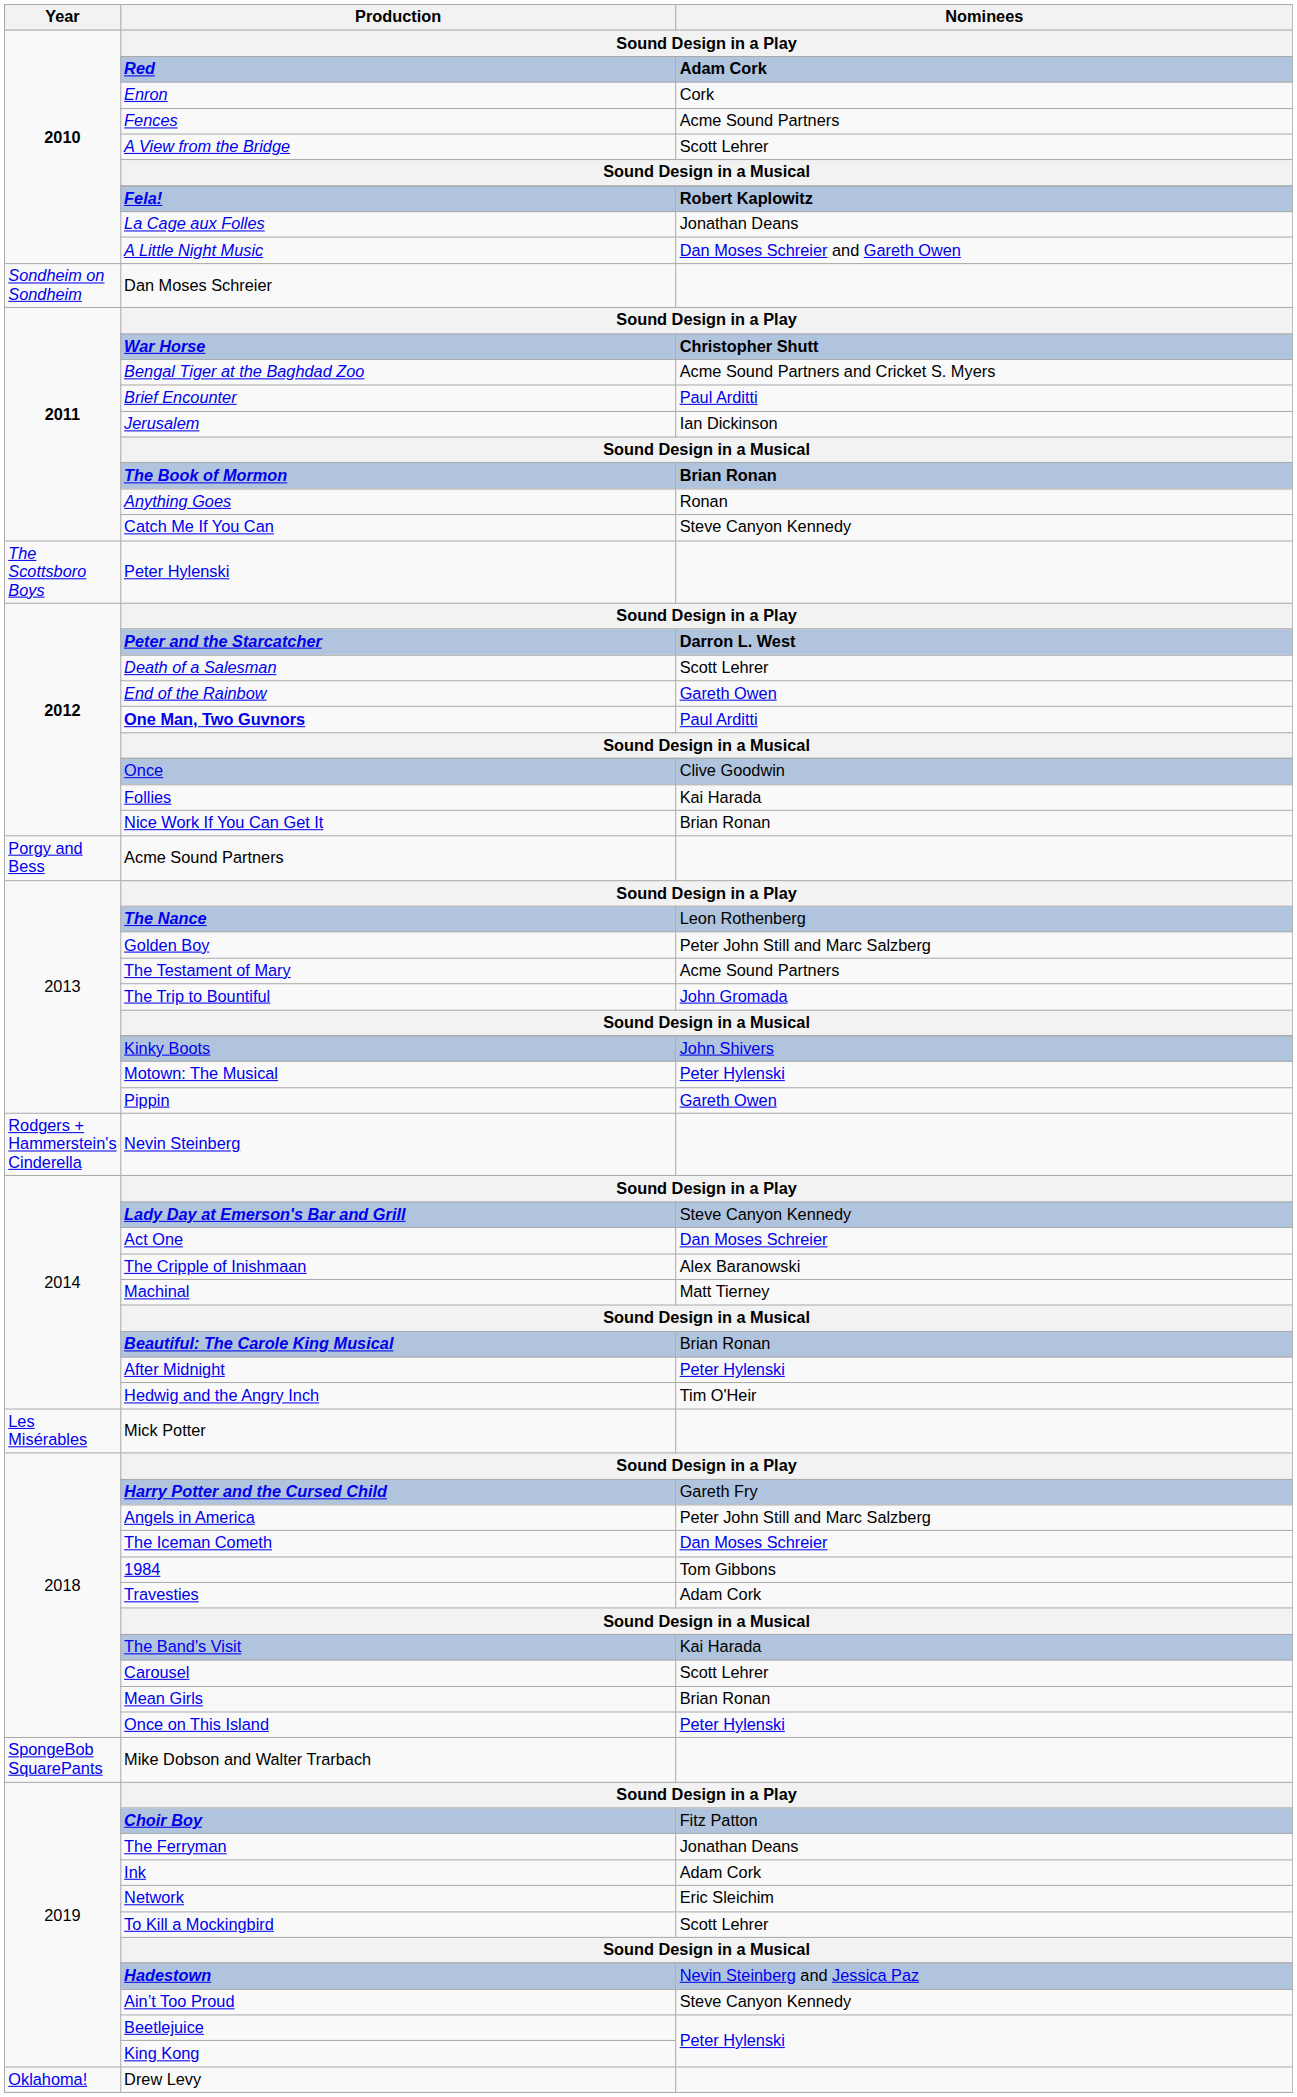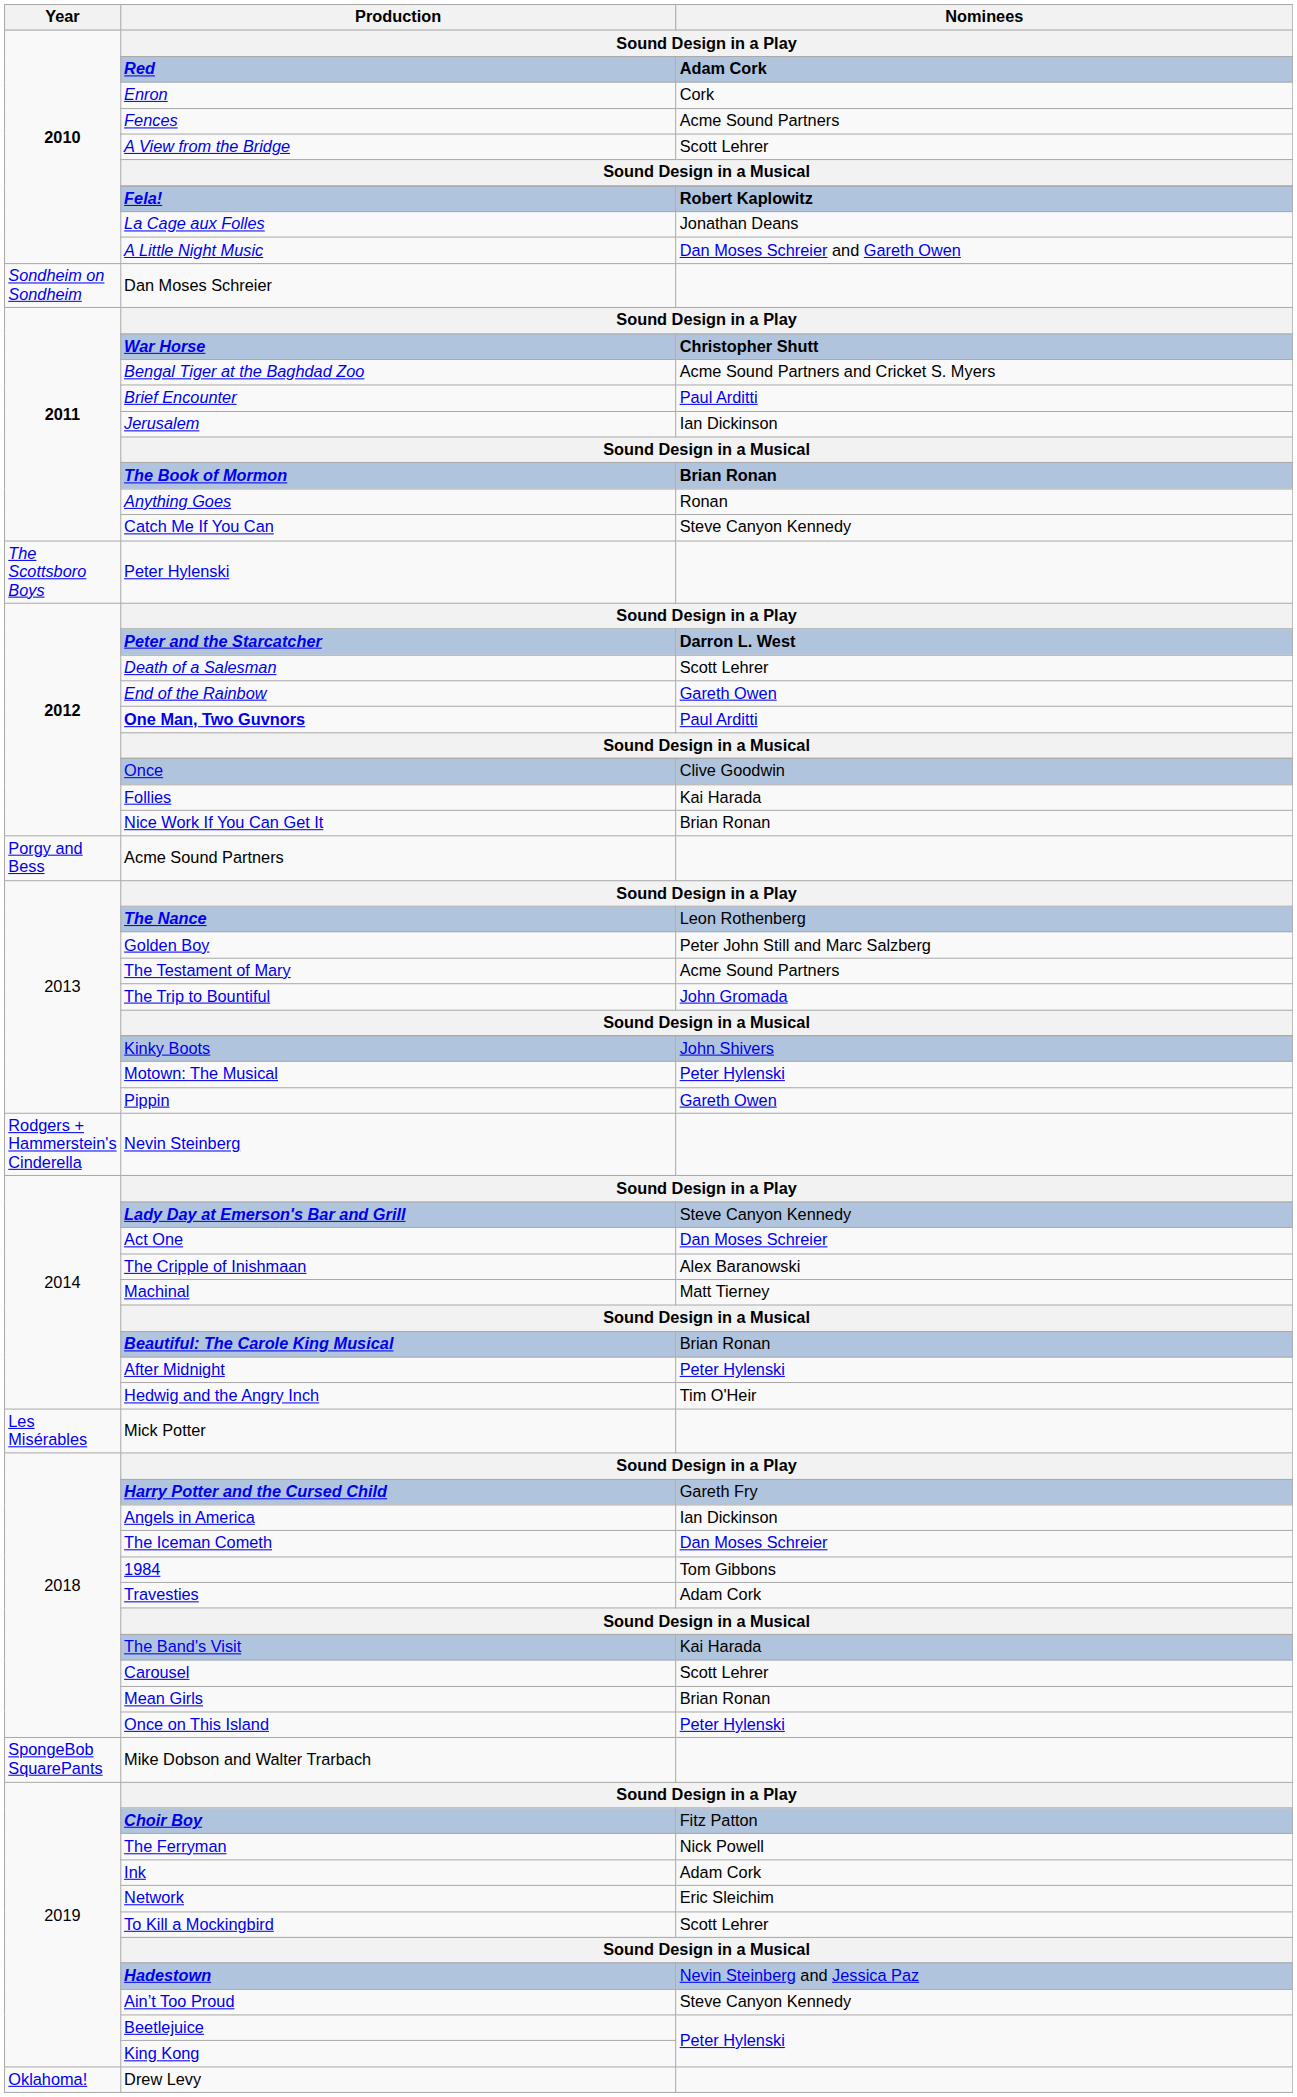(805, 1517) Peter John Still and Marc Salzberg -> (729, 1517) Ian Dickinson
(739, 1846) Jonathan Deans -> (722, 1846) Nick Powell
